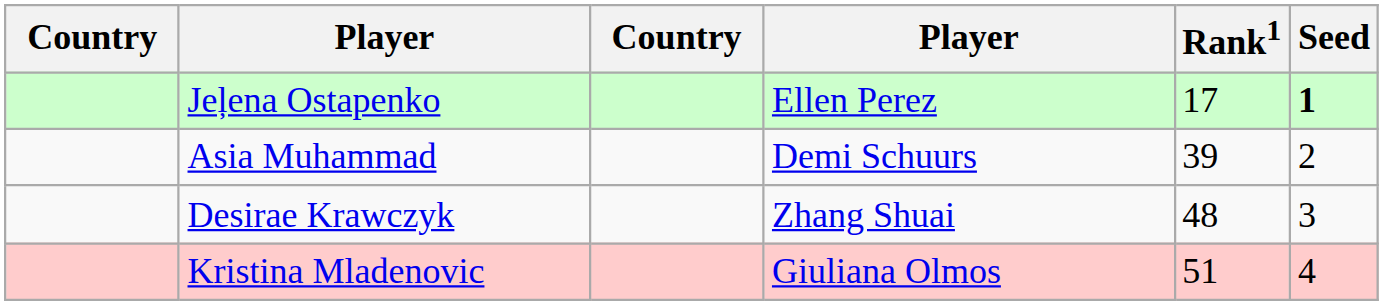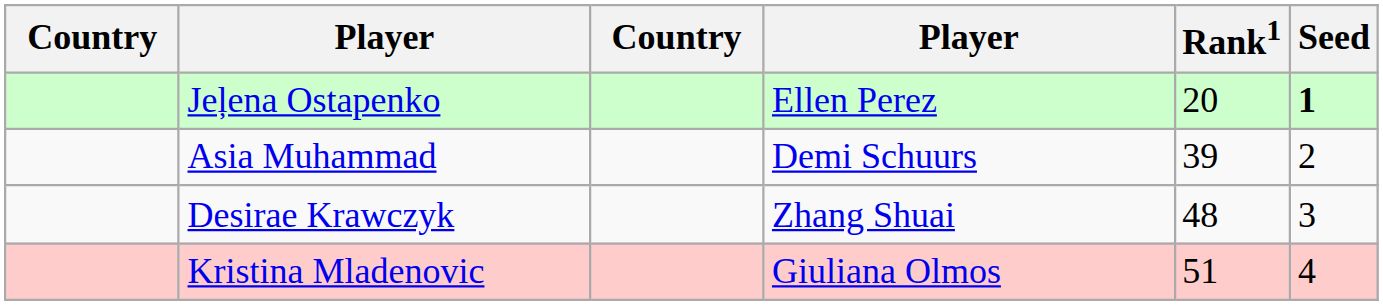(1200, 99) 17 -> (1200, 99) 20
